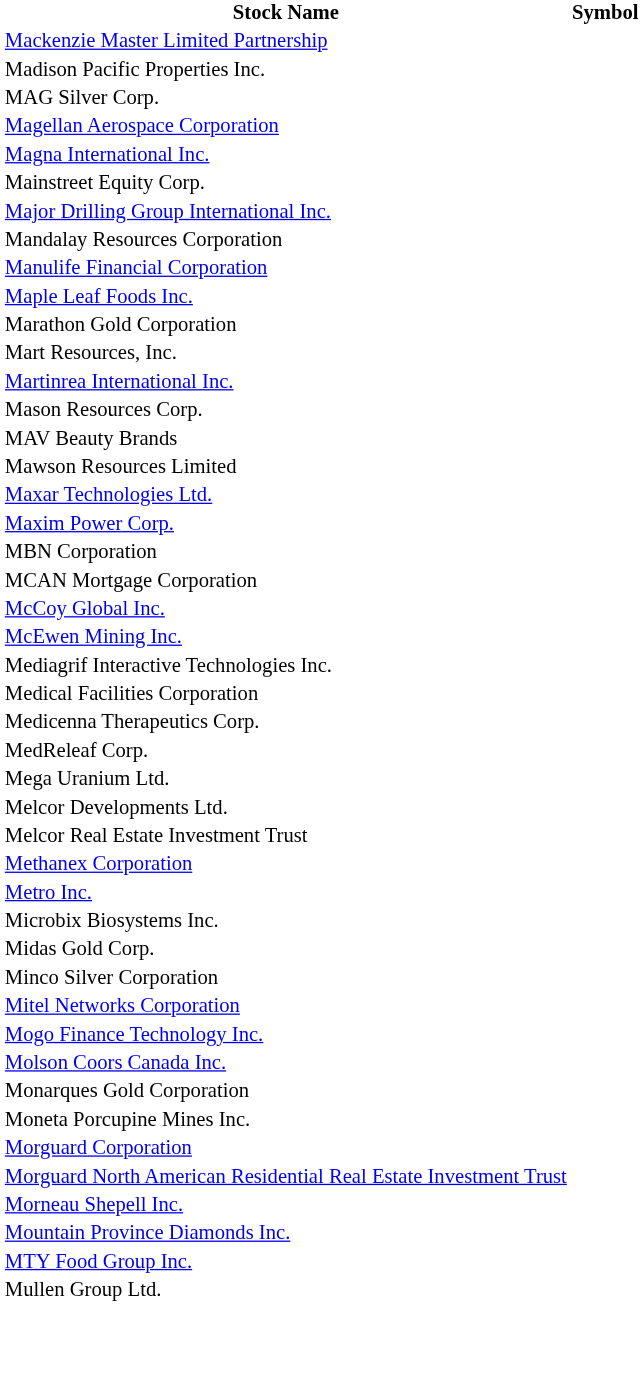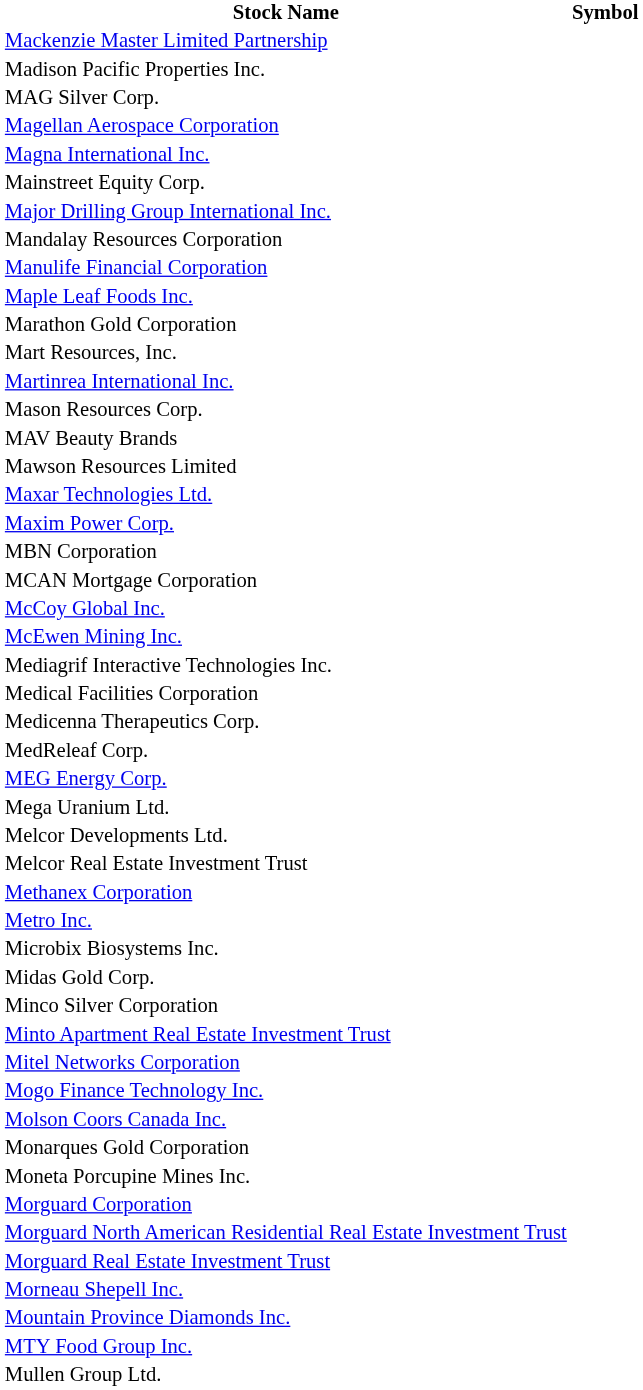+ row: (86, 778)
+ row: (198, 1034)
+ row: (167, 1261)
